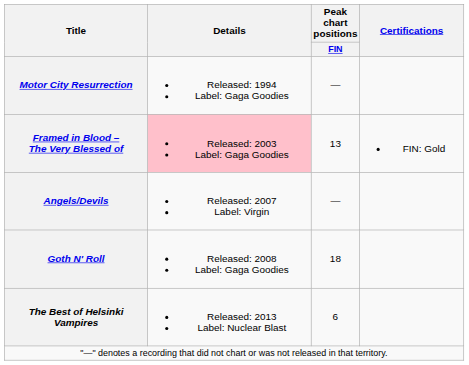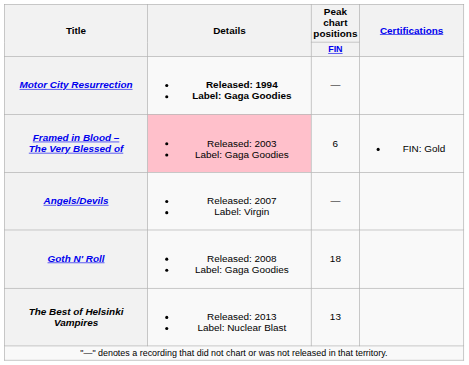(229, 91) normal -> (229, 91) bold
(335, 143) 13 -> (335, 143) 6
(335, 317) 6 -> (335, 317) 13
